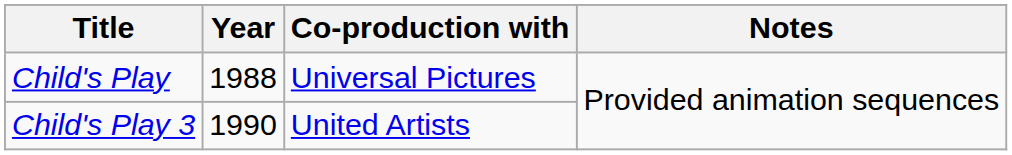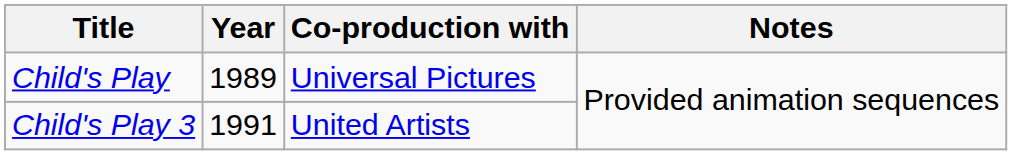(243, 76) 1988 -> (243, 76) 1989
(243, 125) 1990 -> (243, 125) 1991
